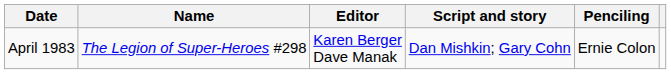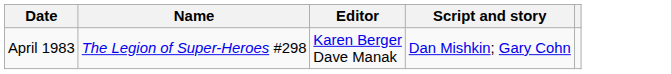- column: (617, 16)
